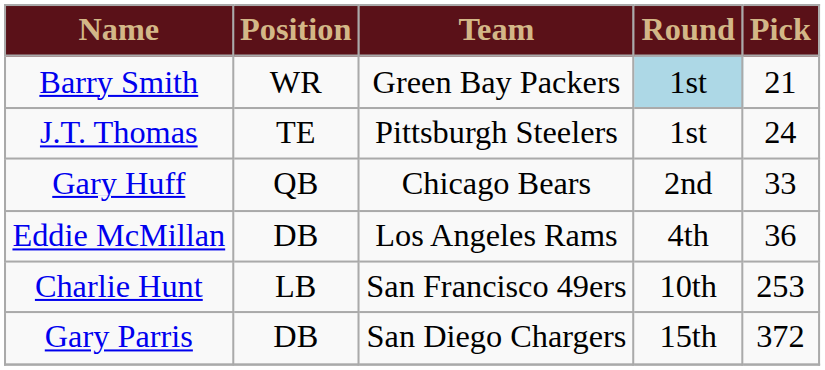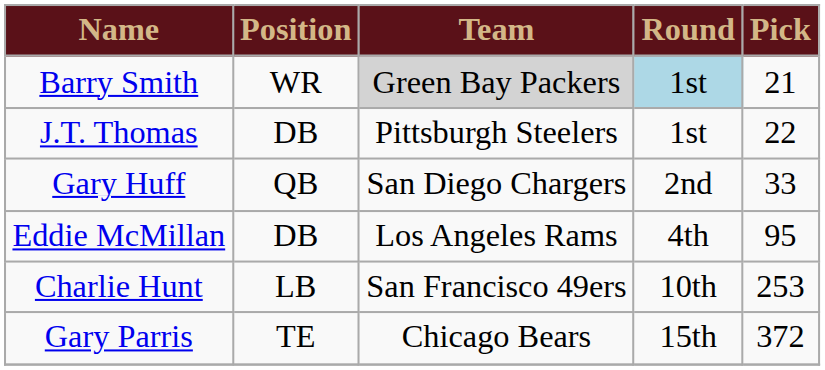(496, 81) no background -> (496, 81) lightgrey background
(296, 132) TE -> (296, 132) DB
(780, 132) 24 -> (780, 132) 22
(496, 183) Chicago Bears -> (496, 183) San Diego Chargers
(780, 235) 36 -> (780, 235) 95
(296, 337) DB -> (296, 337) TE
(496, 337) San Diego Chargers -> (496, 337) Chicago Bears
